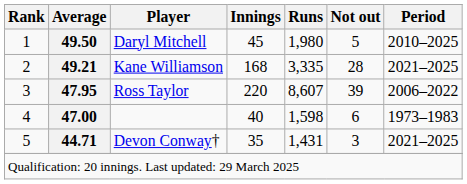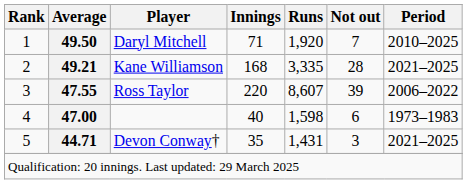(255, 41) 45 -> (255, 41) 71
(306, 41) 1,980 -> (306, 41) 1,920
(356, 41) 5 -> (356, 41) 7
(79, 91) 47.95 -> (79, 91) 47.55
